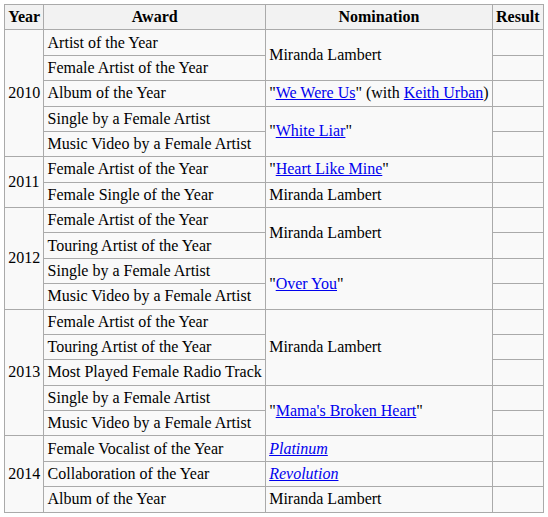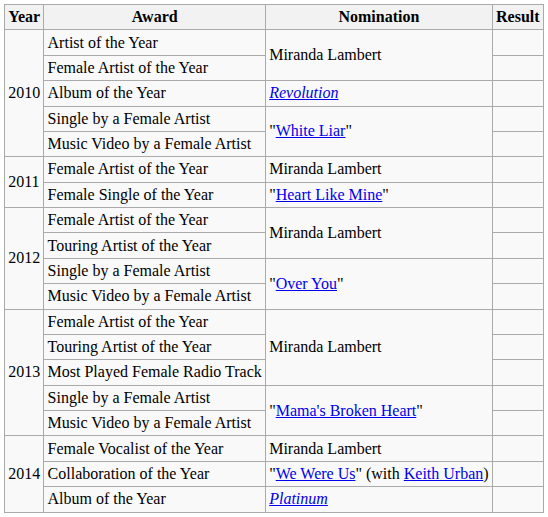(379, 93) "We Were Us" (with Keith Urban) -> (304, 93) Revolution
(329, 169) "Heart Like Mine" -> (325, 169) Miranda Lambert
(325, 194) Miranda Lambert -> (329, 194) "Heart Like Mine"
(298, 448) Platinum -> (325, 448) Miranda Lambert
(304, 473) Revolution -> (379, 473) "We Were Us" (with Keith Urban)
(325, 499) Miranda Lambert -> (298, 499) Platinum
